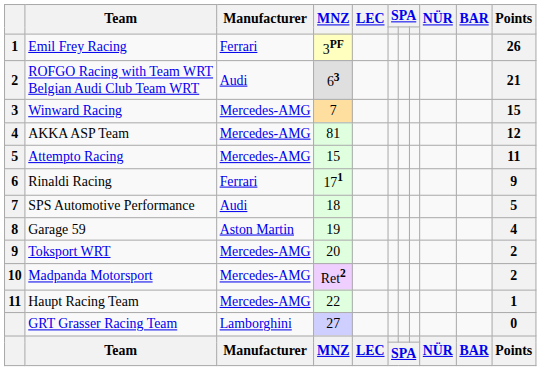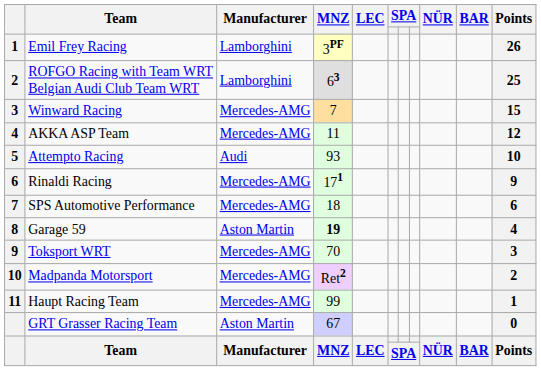(239, 46) Ferrari -> (256, 46) Lamborghini
(234, 79) Audi -> (256, 79) Lamborghini
(514, 79) 21 -> (514, 79) 25
(333, 133) 81 -> (333, 133) 11
(265, 156) Mercedes-AMG -> (234, 156) Audi
(333, 156) 15 -> (333, 156) 93
(514, 156) 11 -> (514, 156) 10
(239, 181) Ferrari -> (265, 181) Mercedes-AMG
(234, 205) Audi -> (265, 205) Mercedes-AMG
(514, 205) 5 -> (514, 205) 6
(333, 228) normal -> (333, 228) bold
(333, 251) 20 -> (333, 251) 70
(514, 251) 2 -> (514, 251) 3
(333, 300) 22 -> (333, 300) 99
(256, 323) Lamborghini -> (257, 323) Aston Martin
(333, 323) 27 -> (333, 323) 67
